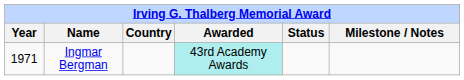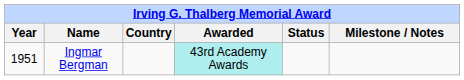(24, 58) 1971 -> (24, 58) 1951
